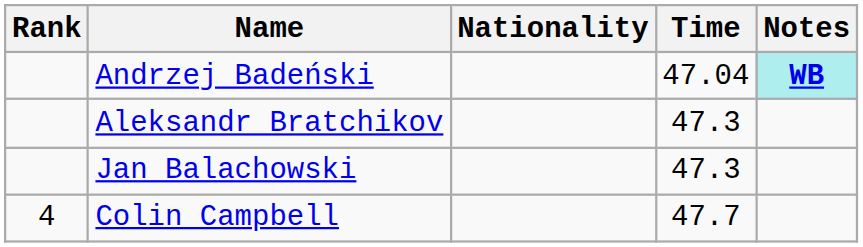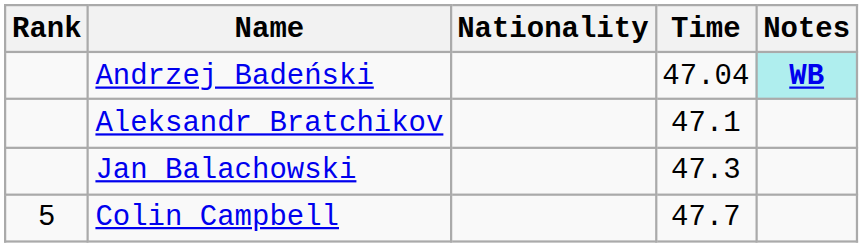(706, 123) 47.3 -> (706, 123) 47.1
(47, 218) 4 -> (47, 218) 5
